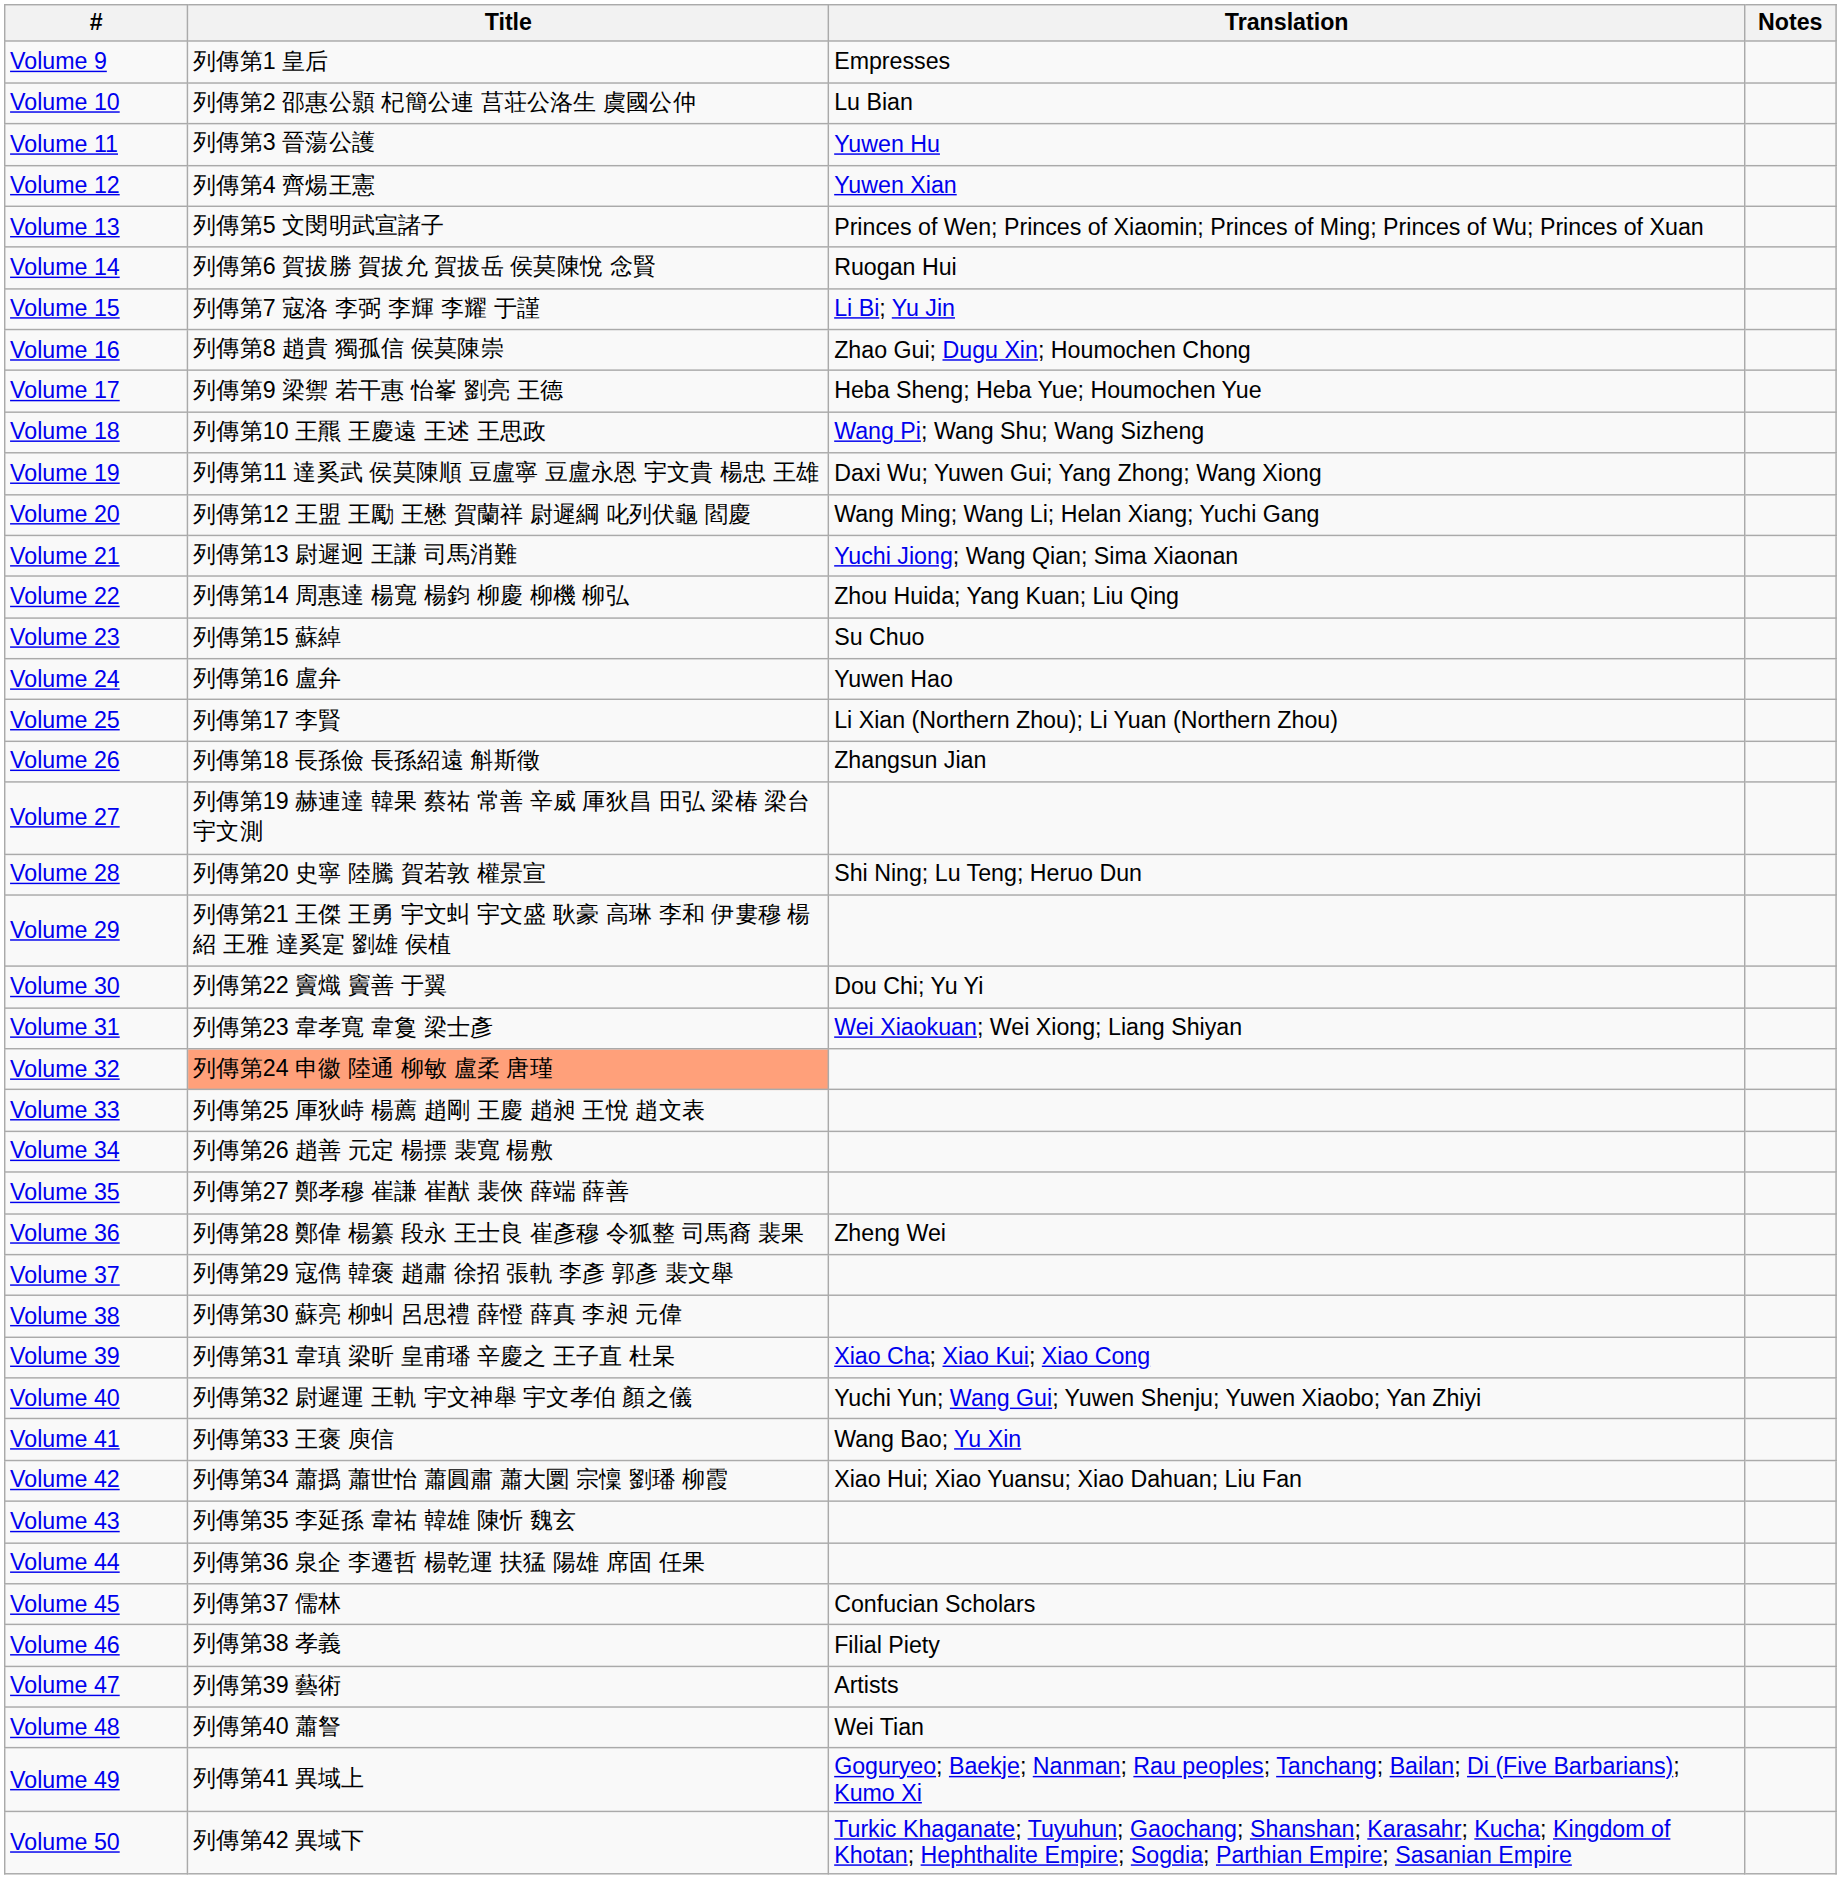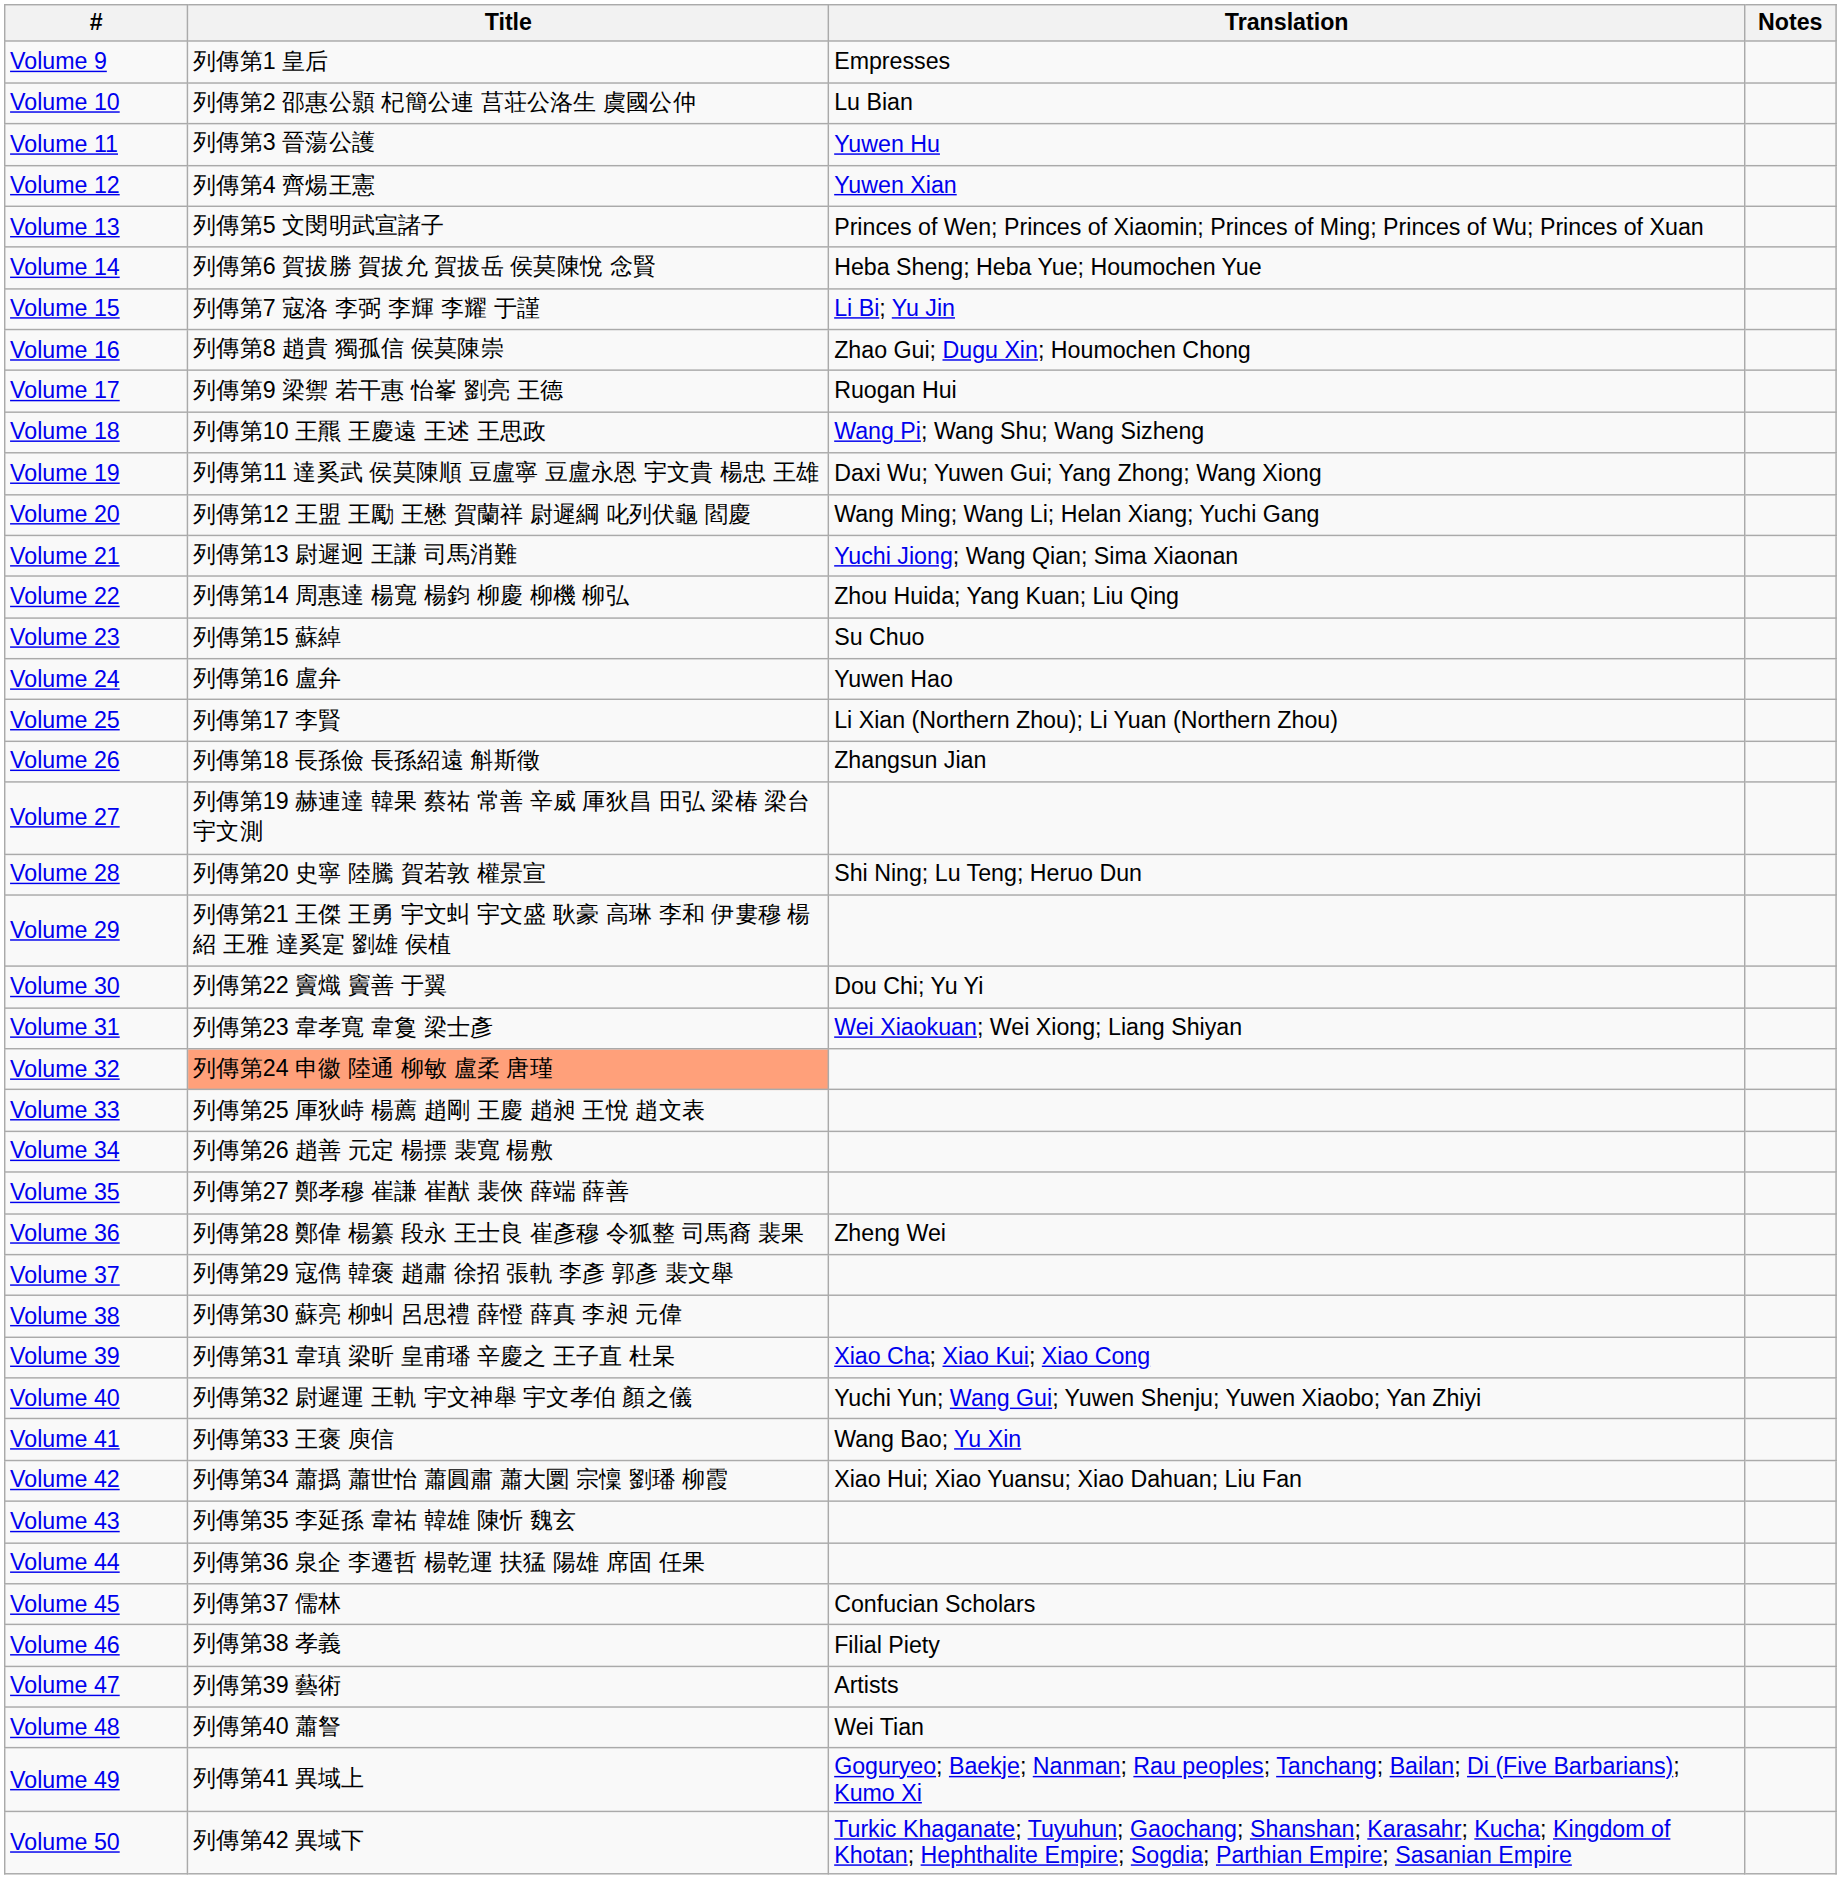(895, 267) Ruogan Hui -> (1048, 267) Heba Sheng; Heba Yue; Houmochen Yue
(1048, 391) Heba Sheng; Heba Yue; Houmochen Yue -> (895, 391) Ruogan Hui
